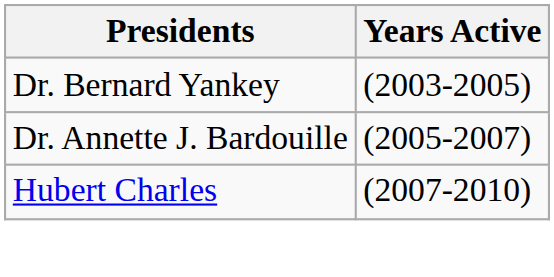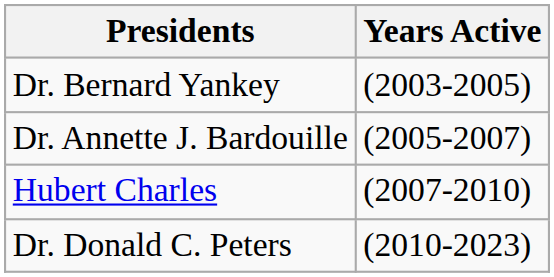+ row: (152, 244)
